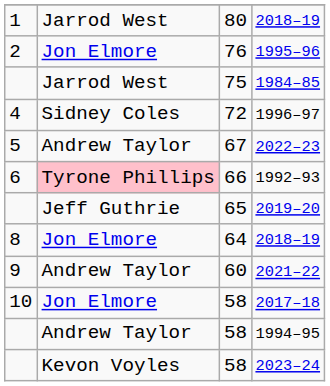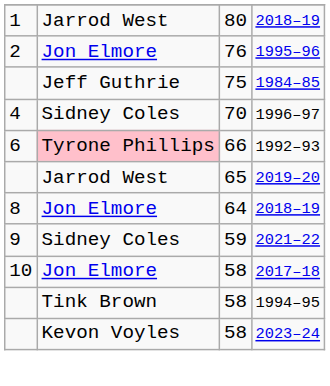(105, 83) Jarrod West -> (111, 83) Jeff Guthrie
(235, 114) 72 -> (235, 114) 70
- row: (15, 146)
(111, 209) Jeff Guthrie -> (105, 177) Jarrod West
(117, 271) Andrew Taylor -> (111, 240) Sidney Coles
(235, 271) 60 -> (235, 240) 59
(117, 334) Andrew Taylor -> (99, 303) Tink Brown
